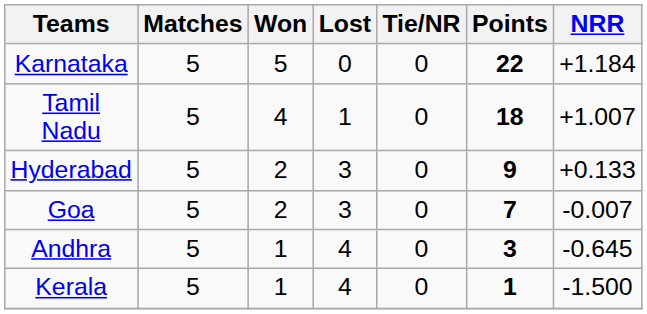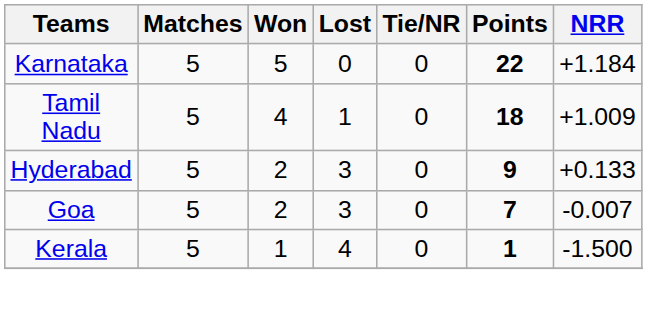(597, 116) +1.007 -> (597, 116) +1.009
- row: (71, 248)
